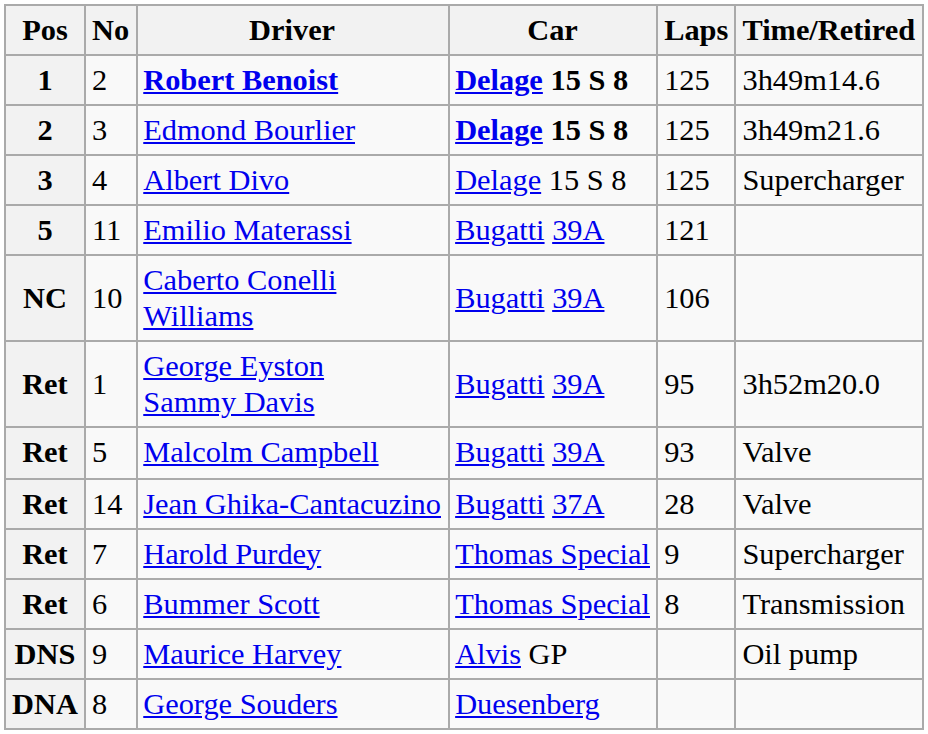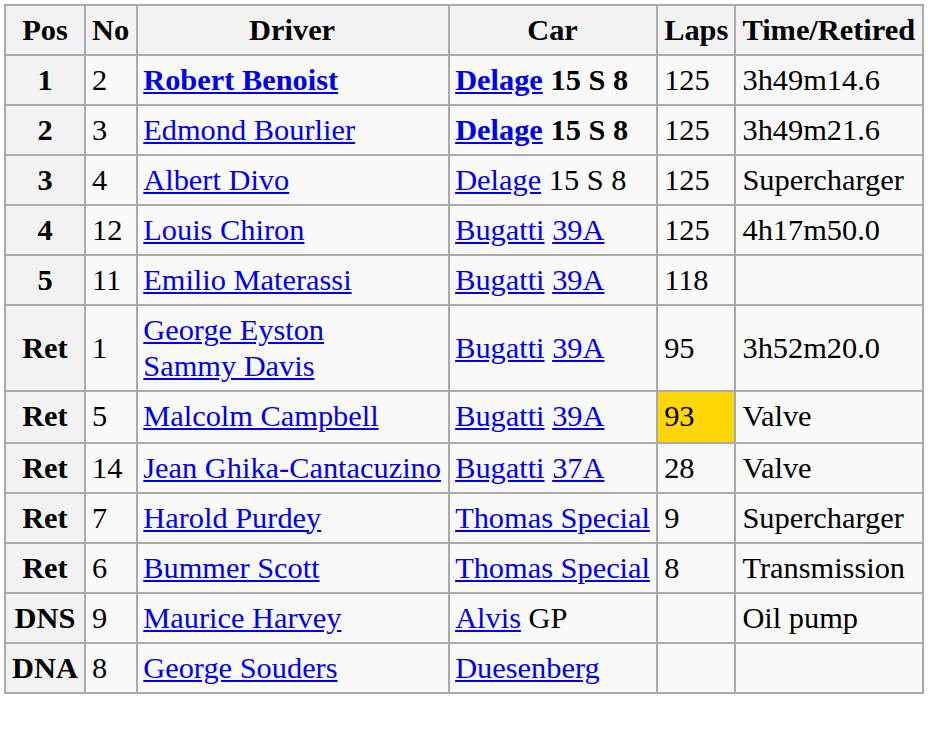+ row: (224, 230)
(687, 230) 121 -> (686, 280) 118
- row: (240, 298)
(679, 452) no background -> (679, 416) gold background
